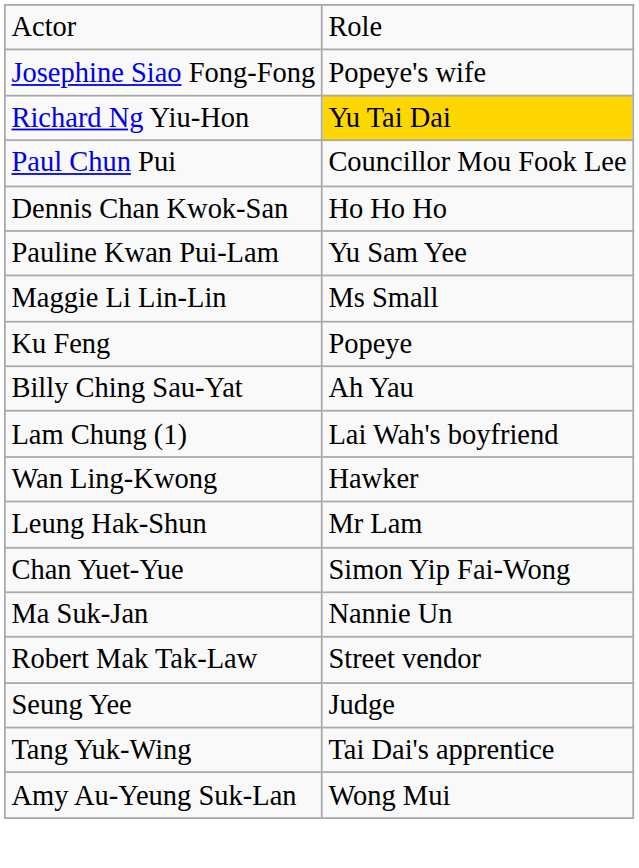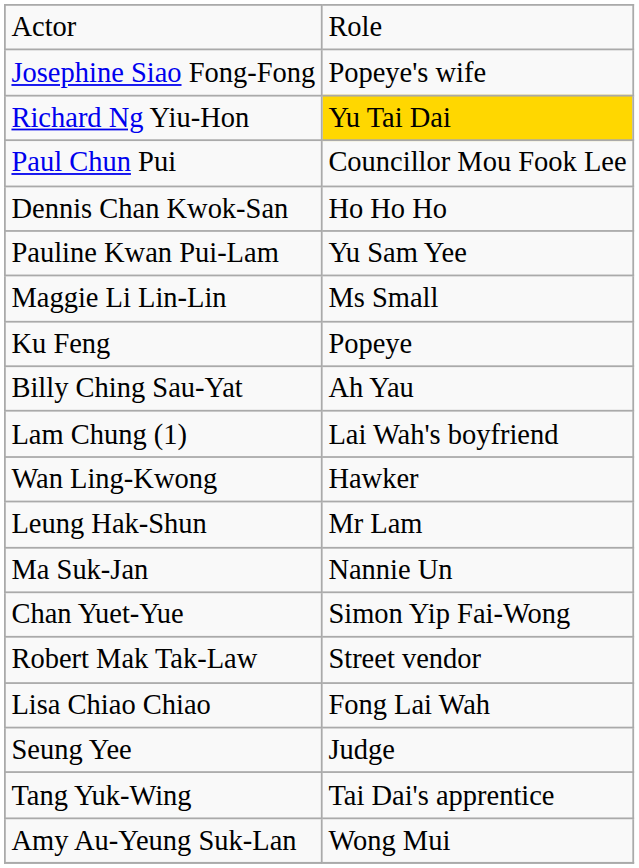rows swapped: (98, 569) <-> (80, 614)
+ row: (111, 704)
